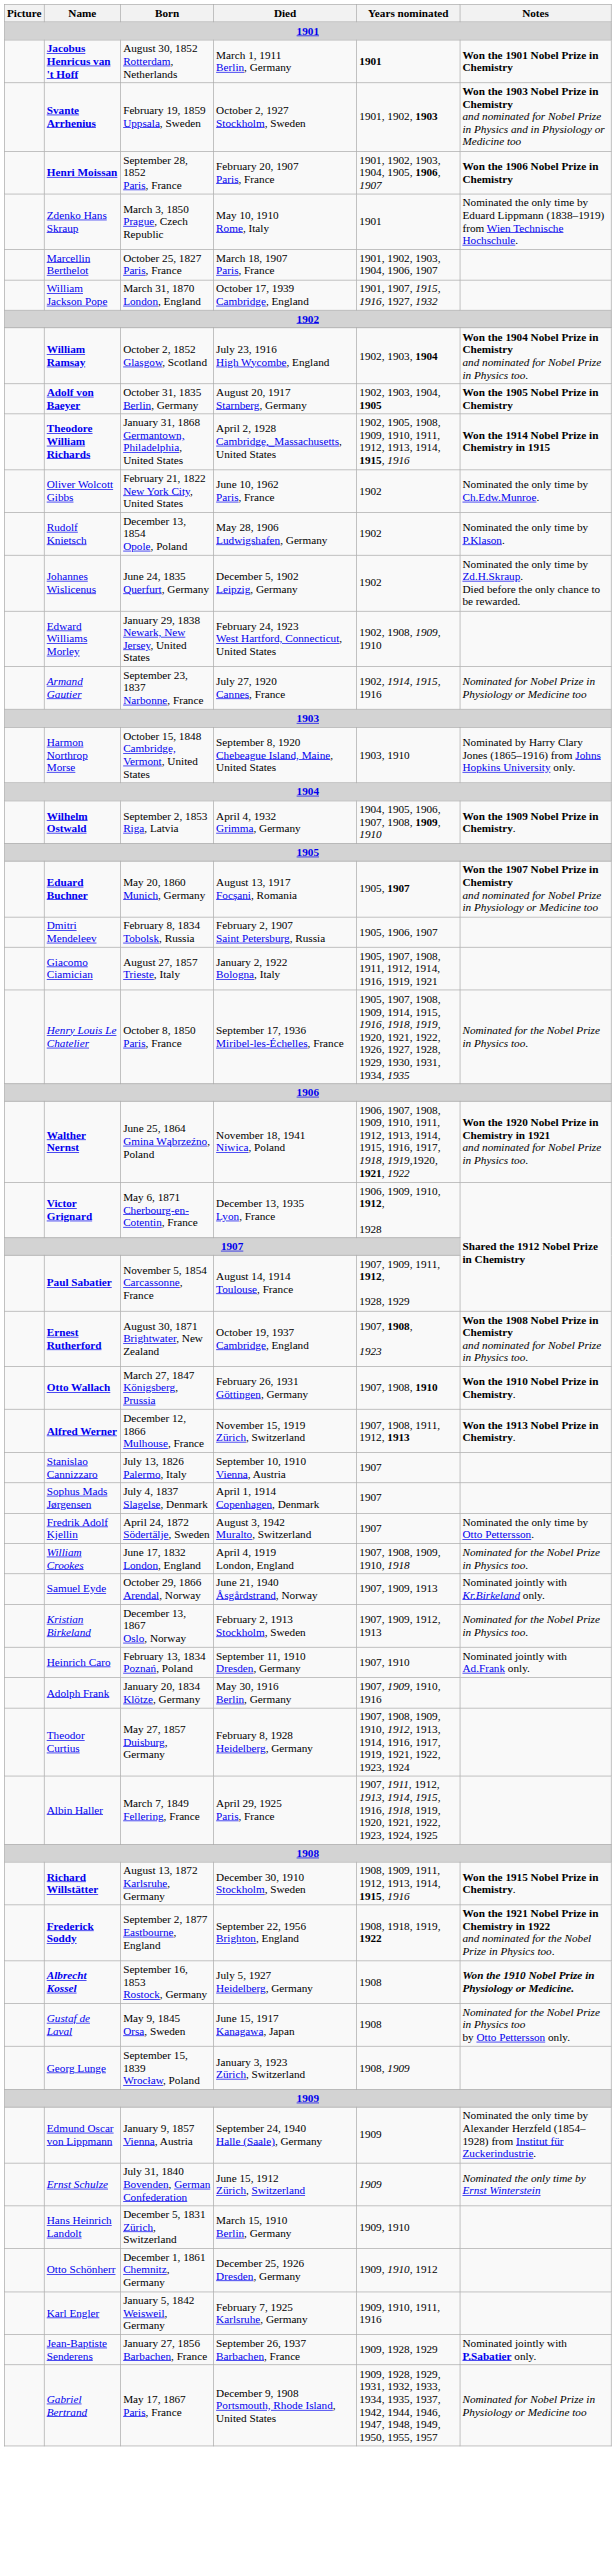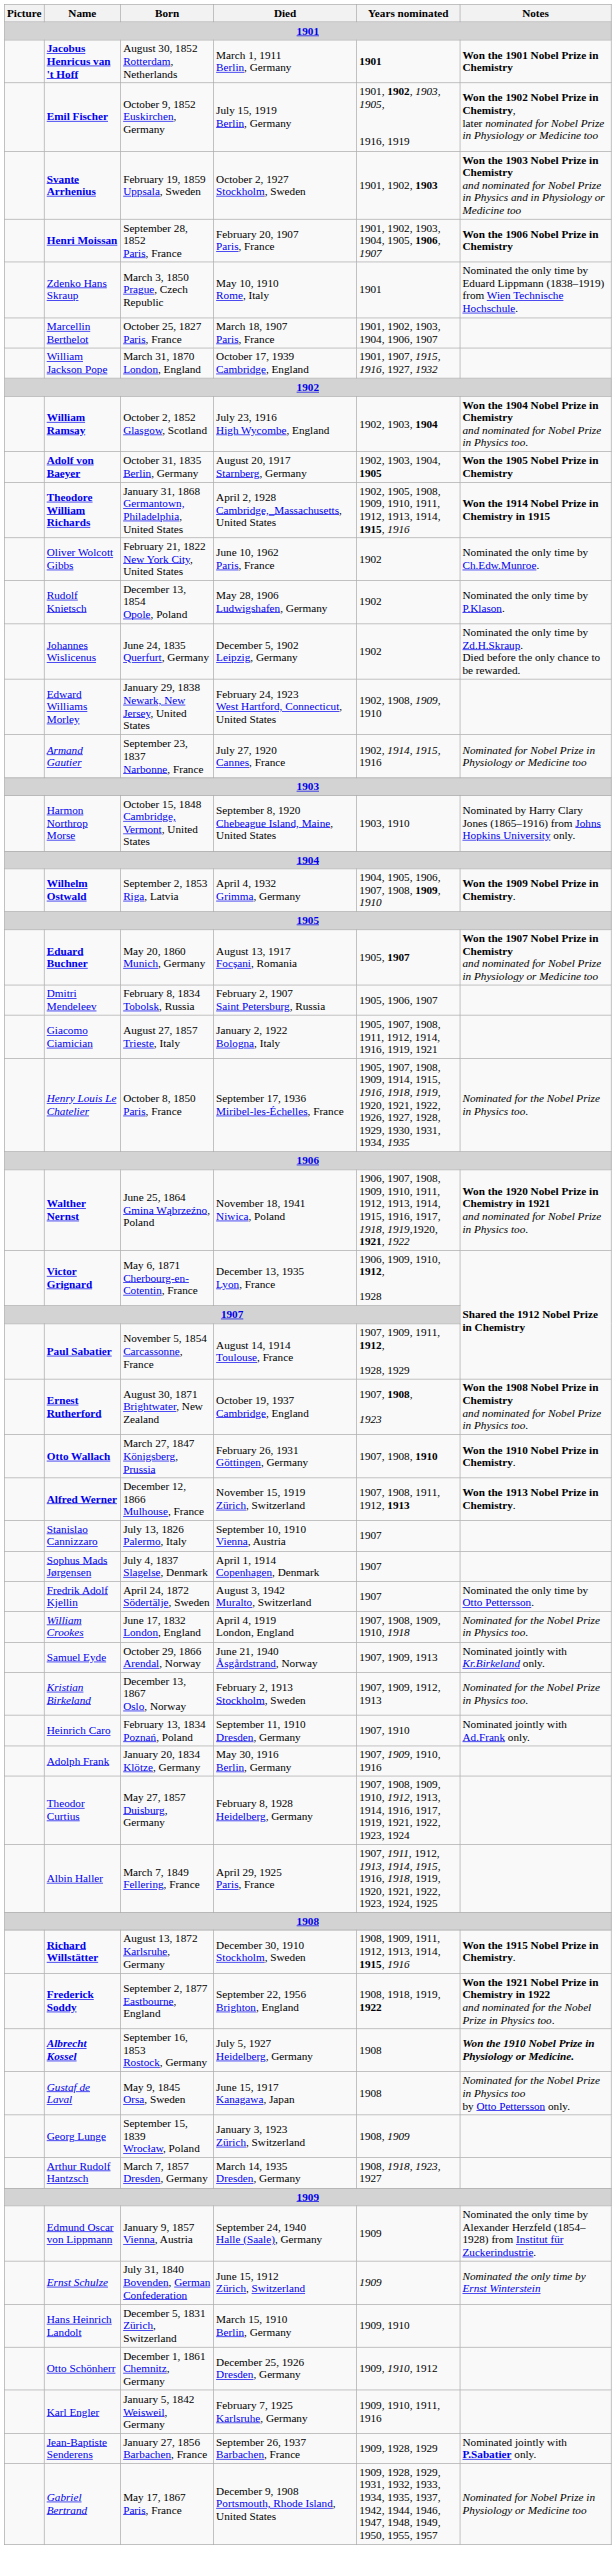+ row: (77, 117)
+ row: (79, 2172)
